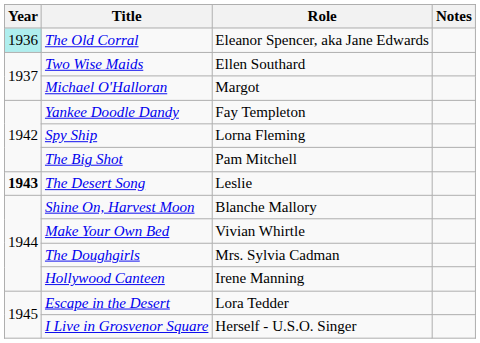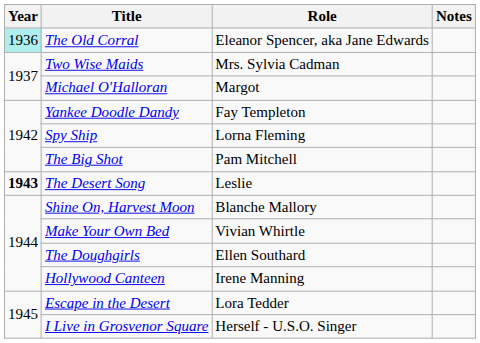(260, 64) Ellen Southard -> (277, 64) Mrs. Sylvia Cadman
(277, 254) Mrs. Sylvia Cadman -> (260, 254) Ellen Southard
